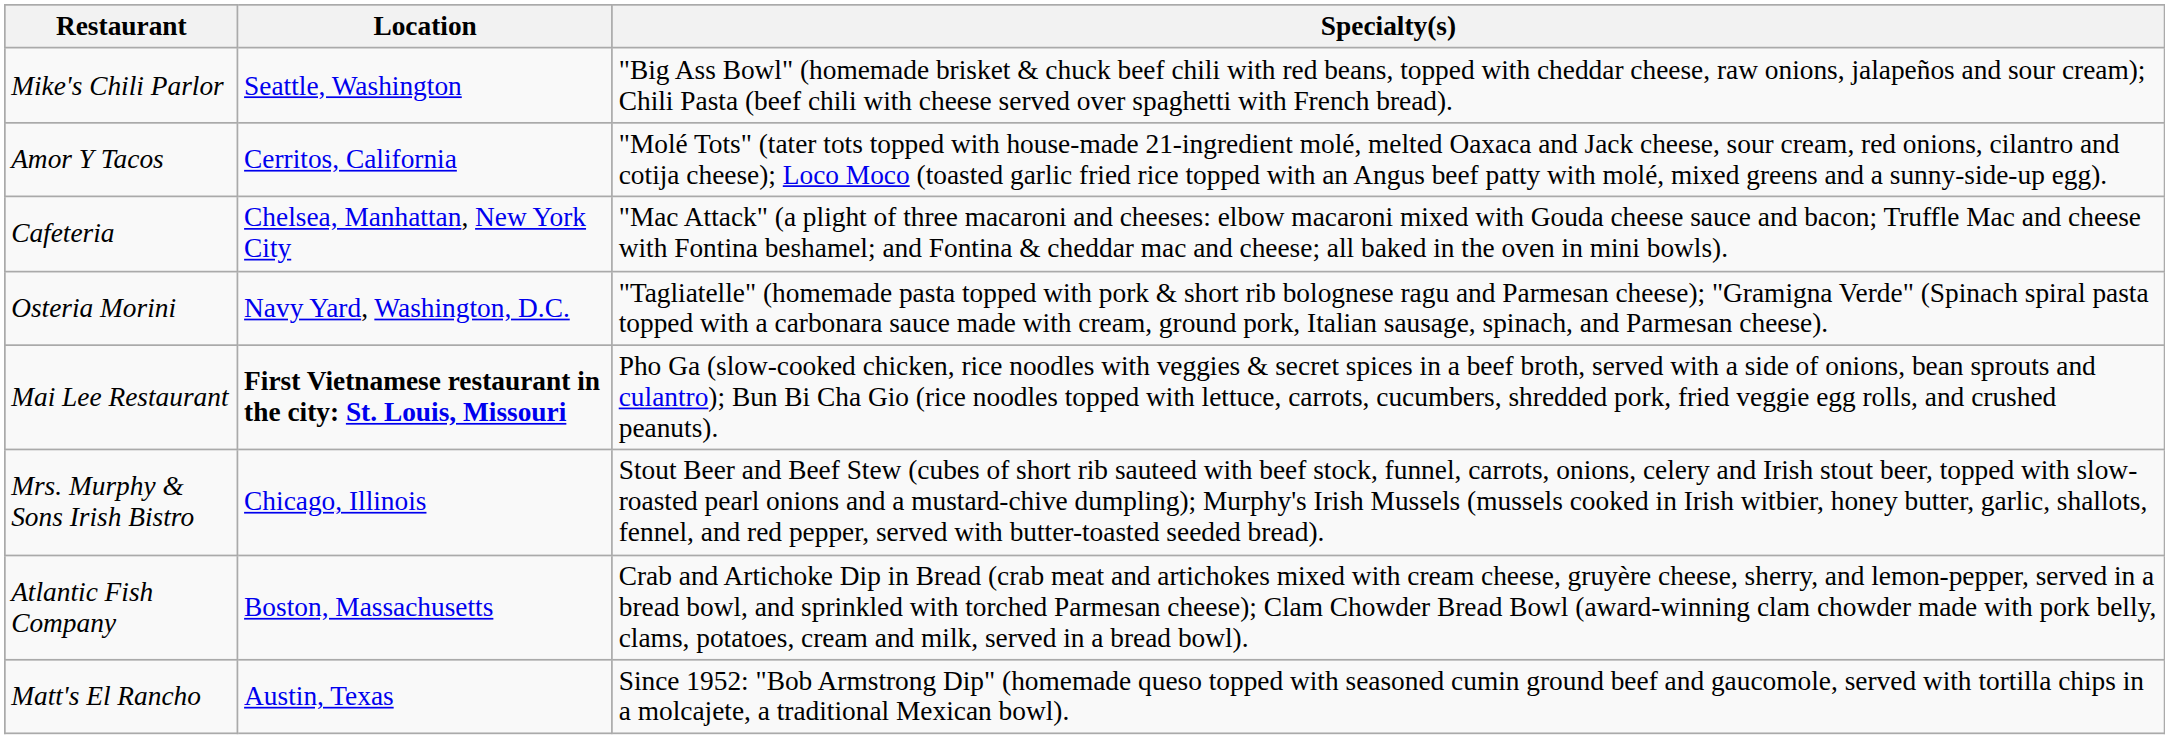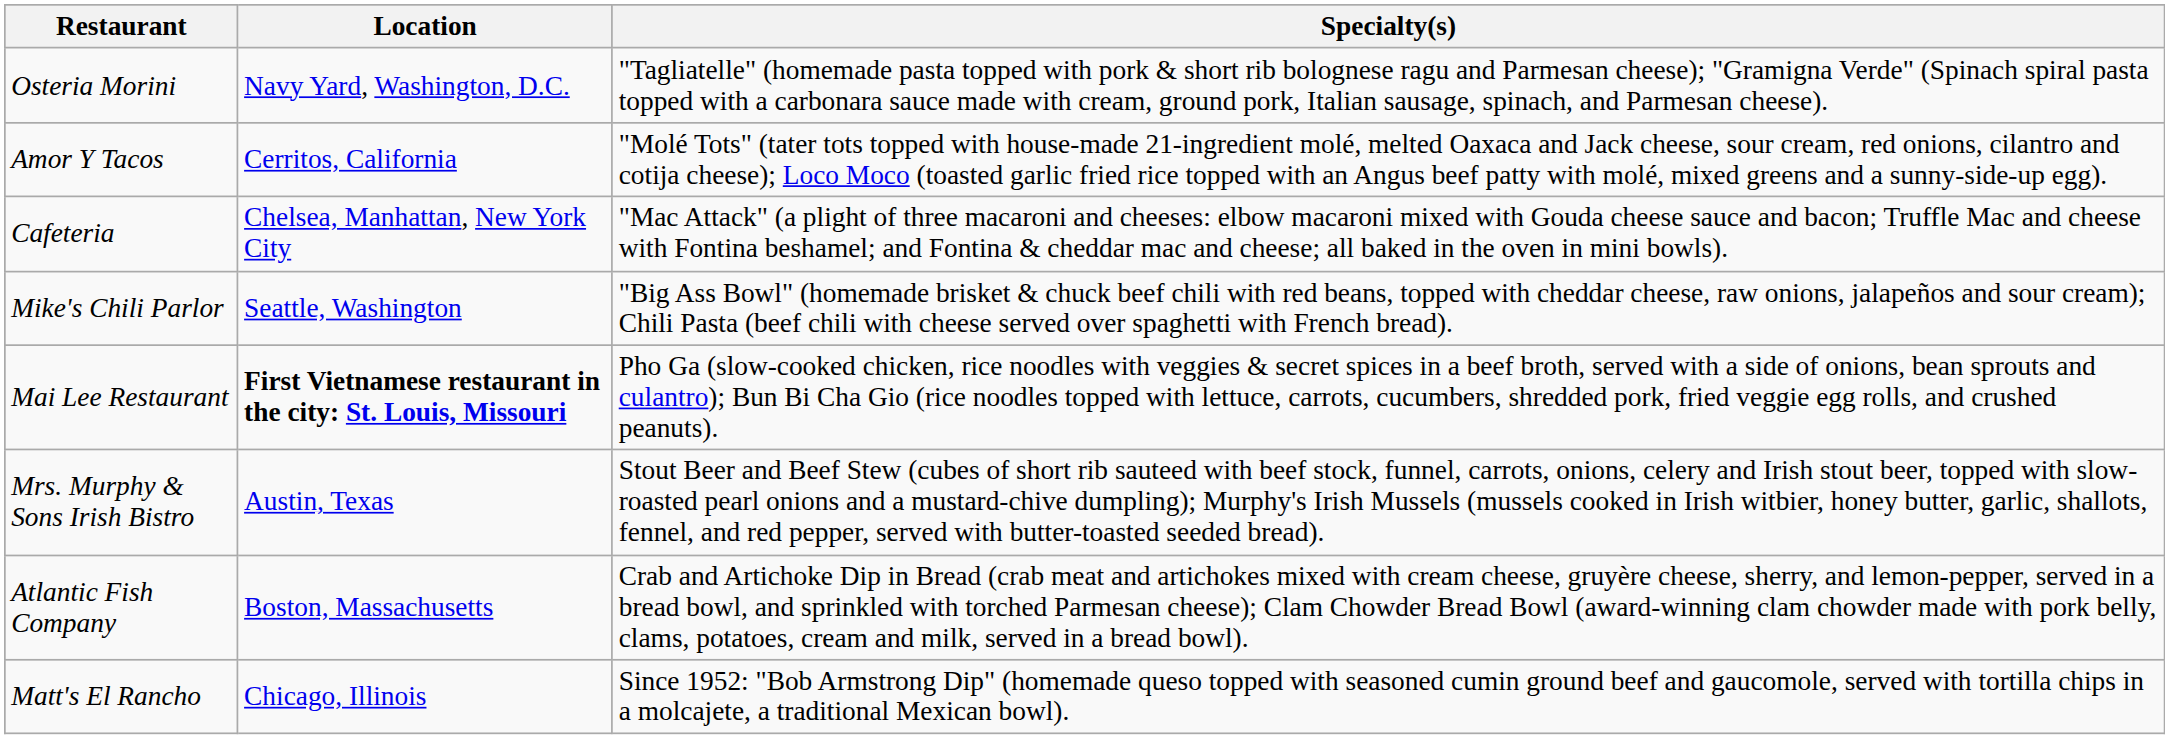rows swapped: (117, 84) <-> (94, 307)
(335, 502) Chicago, Illinois -> (319, 502) Austin, Texas
(319, 696) Austin, Texas -> (335, 696) Chicago, Illinois
